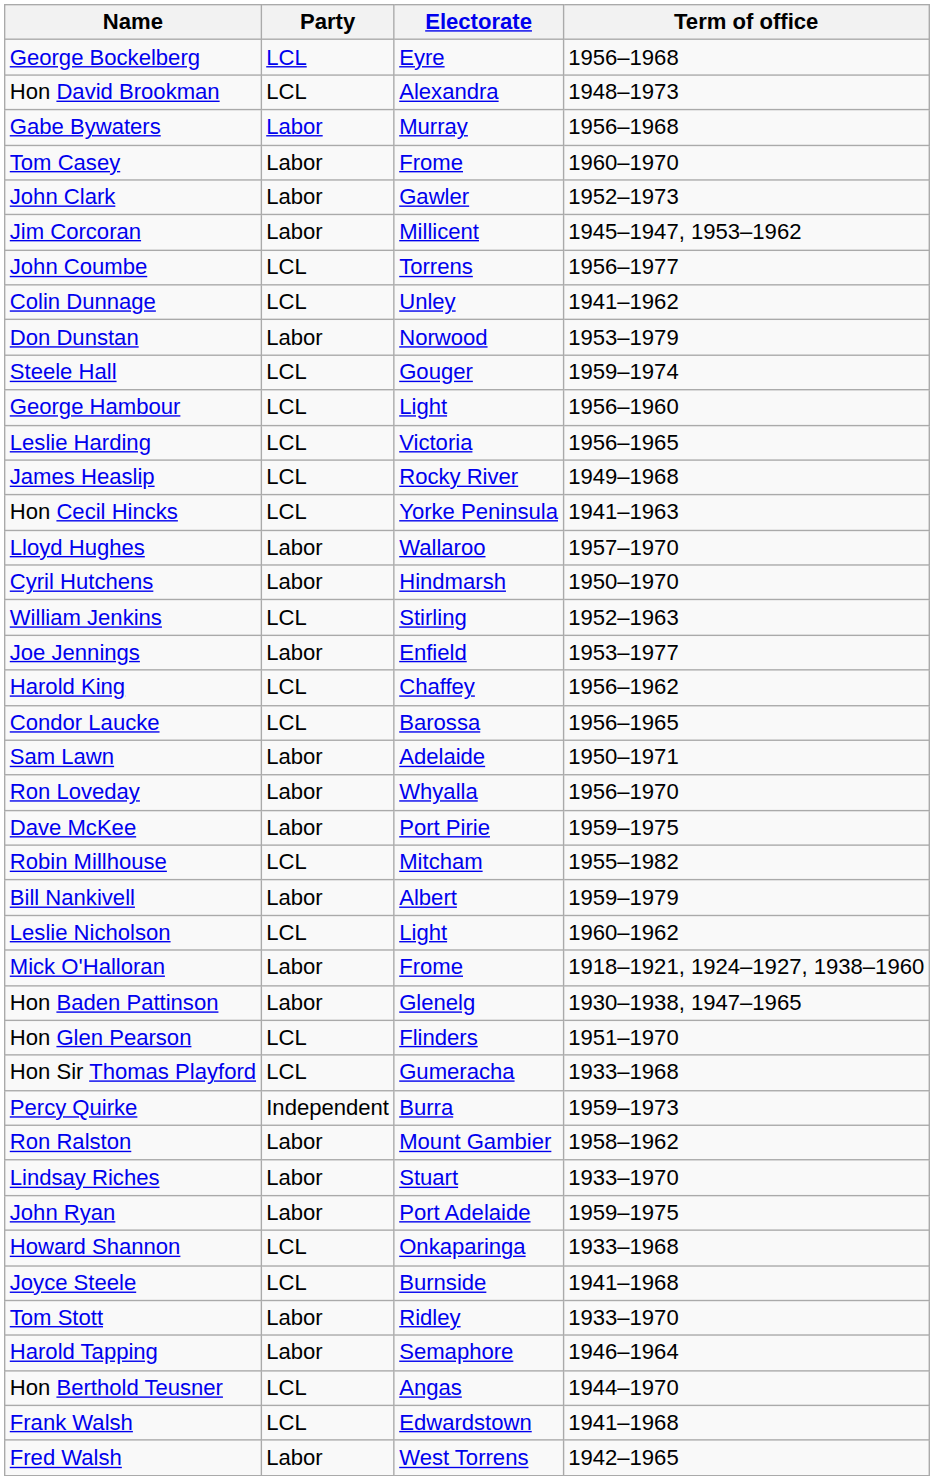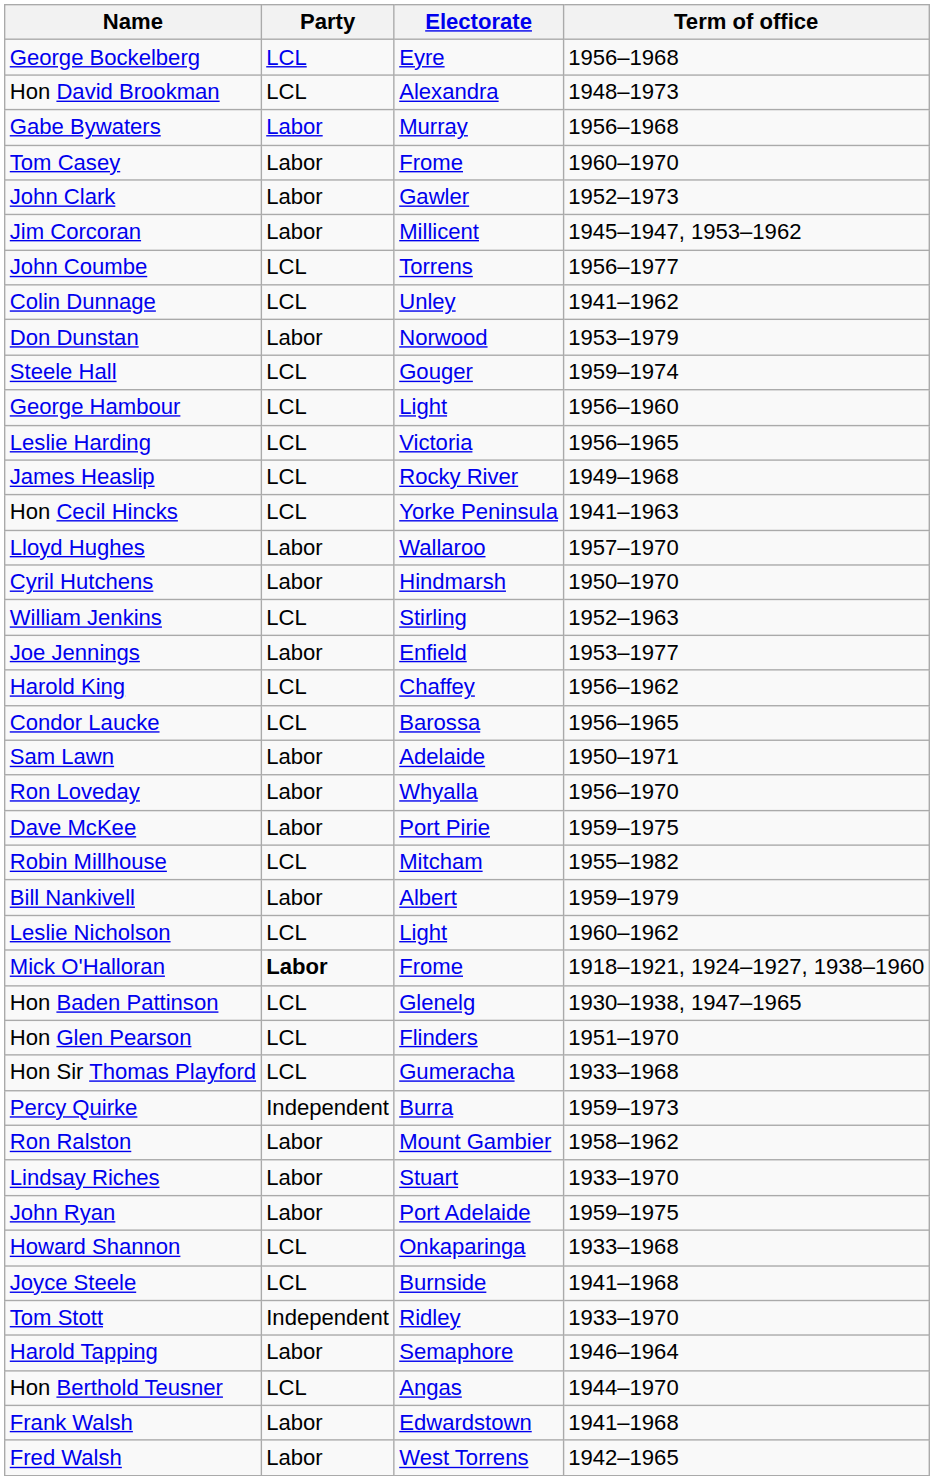(294, 967) normal -> (297, 967) bold
(294, 1002) Labor -> (286, 1002) LCL
(294, 1317) Labor -> (328, 1317) Independent
(286, 1422) LCL -> (294, 1422) Labor
